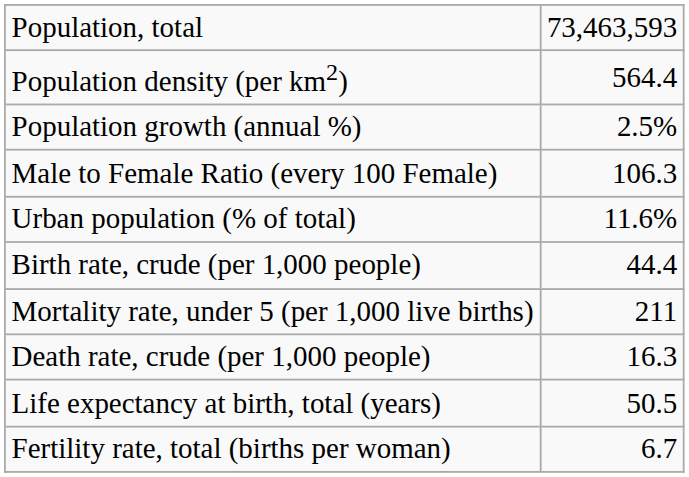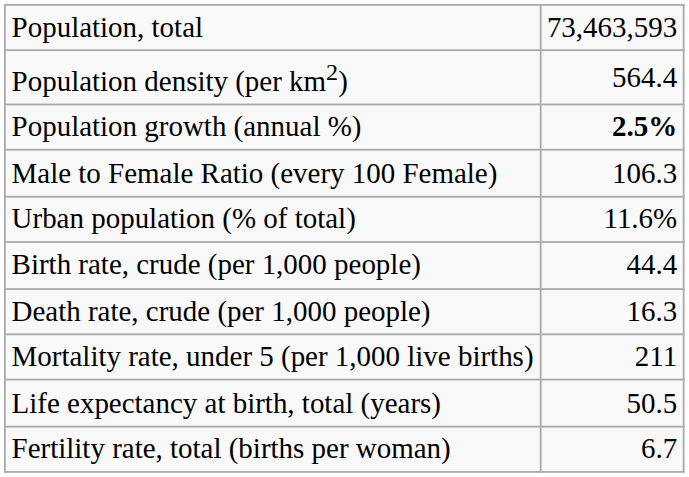(647, 127) normal -> (645, 127) bold
rows swapped: (221, 356) <-> (273, 310)
